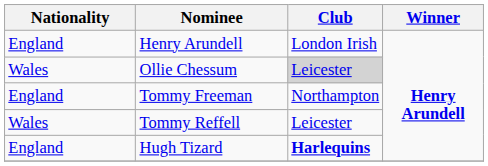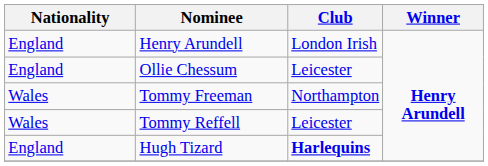(28, 69) Wales -> (36, 69) England
(321, 69) lightgrey background -> (321, 69) no background
(36, 95) England -> (28, 95) Wales
